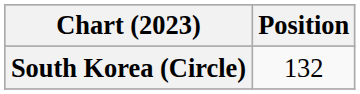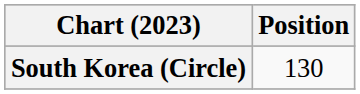(304, 67) 132 -> (304, 67) 130
